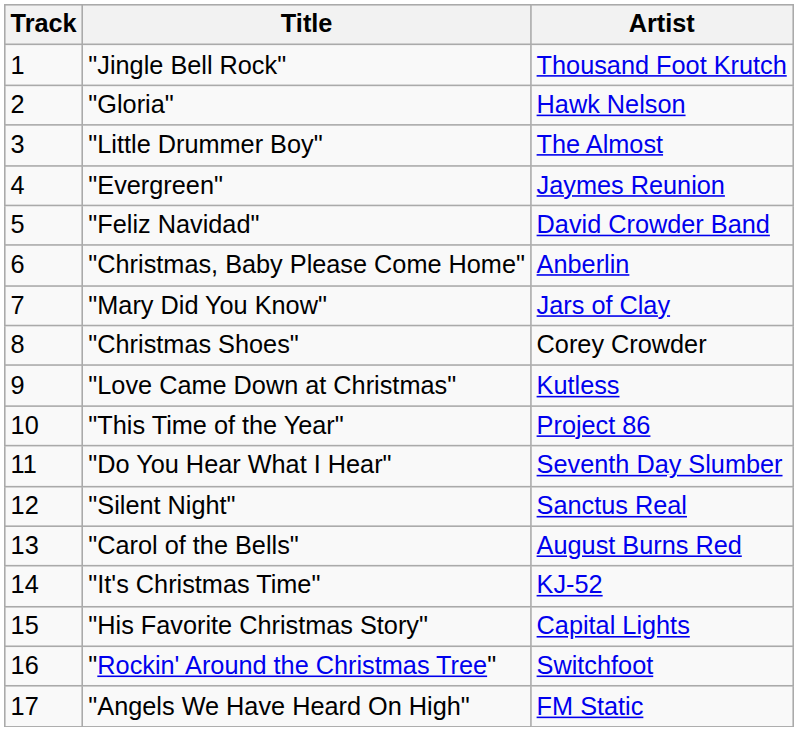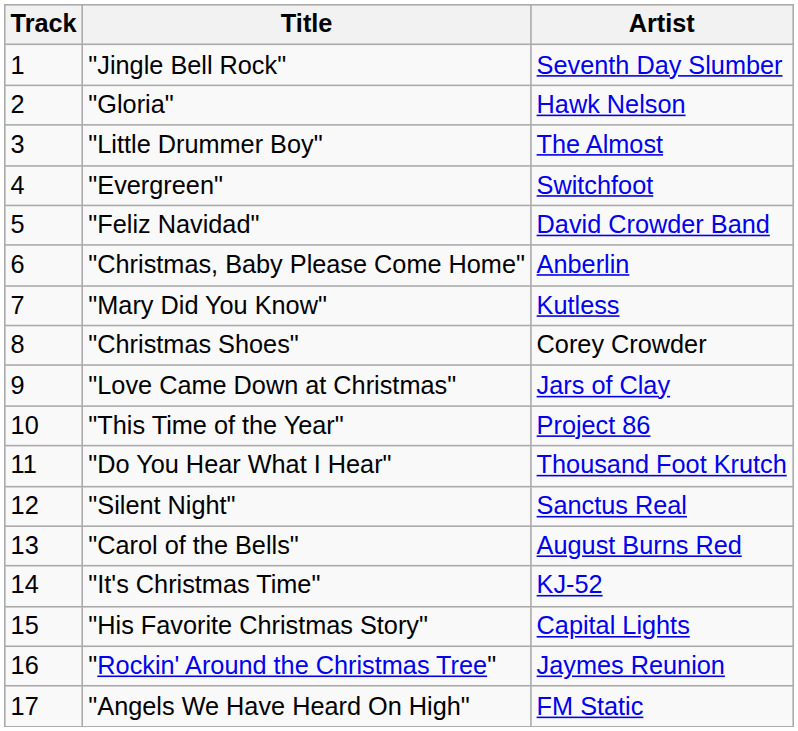(662, 64) Thousand Foot Krutch -> (660, 64) Seventh Day Slumber
(631, 184) Jaymes Reunion -> (595, 184) Switchfoot
(603, 305) Jars of Clay -> (578, 305) Kutless
(578, 385) Kutless -> (603, 385) Jars of Clay
(660, 465) Seventh Day Slumber -> (662, 465) Thousand Foot Krutch
(595, 666) Switchfoot -> (631, 666) Jaymes Reunion
